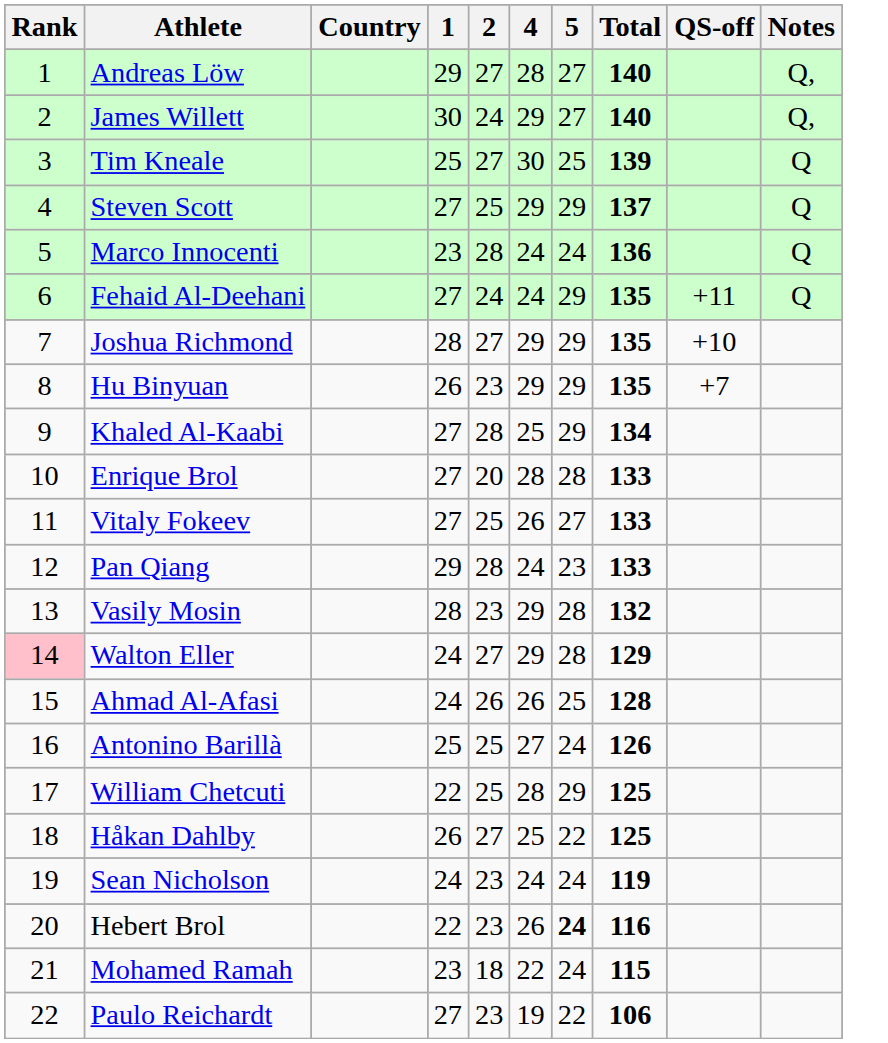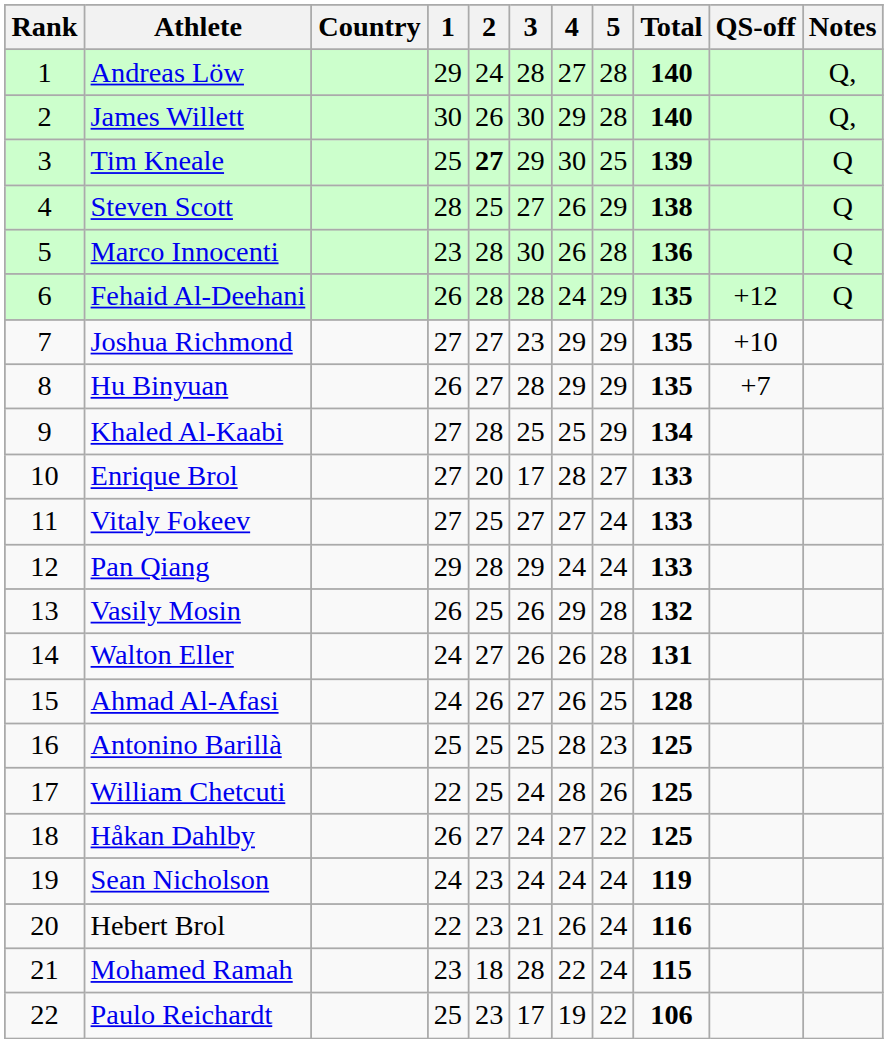+ column: (531, 26)
(489, 71) 27 -> (489, 71) 24
(531, 71) 28 -> (572, 71) 27
(572, 71) 27 -> (613, 71) 28
(489, 116) 24 -> (489, 116) 26
(572, 116) 27 -> (613, 116) 28
(489, 161) normal -> (489, 161) bold
(448, 206) 27 -> (448, 206) 28
(531, 206) 29 -> (572, 206) 26
(630, 206) 137 -> (671, 206) 138
(531, 251) 24 -> (572, 251) 26
(572, 251) 24 -> (613, 251) 28
(448, 296) 27 -> (448, 296) 26
(489, 296) 24 -> (489, 296) 28
(714, 296) +11 -> (756, 296) +12
(448, 341) 28 -> (448, 341) 27
(489, 386) 23 -> (489, 386) 27
(572, 476) 28 -> (613, 476) 27
(531, 521) 26 -> (572, 521) 27
(572, 521) 27 -> (613, 521) 24
(572, 565) 23 -> (613, 565) 24
(448, 610) 28 -> (448, 610) 26
(489, 610) 23 -> (489, 610) 25
(44, 655) pink background -> (44, 655) no background
(531, 655) 29 -> (572, 655) 26
(630, 655) 129 -> (671, 655) 131
(531, 745) 27 -> (572, 745) 28
(572, 745) 24 -> (613, 745) 23
(630, 745) 126 -> (671, 745) 125
(572, 790) 29 -> (613, 790) 26
(531, 835) 25 -> (572, 835) 27
(572, 925) bold -> (613, 925) normal
(448, 1015) 27 -> (448, 1015) 25
